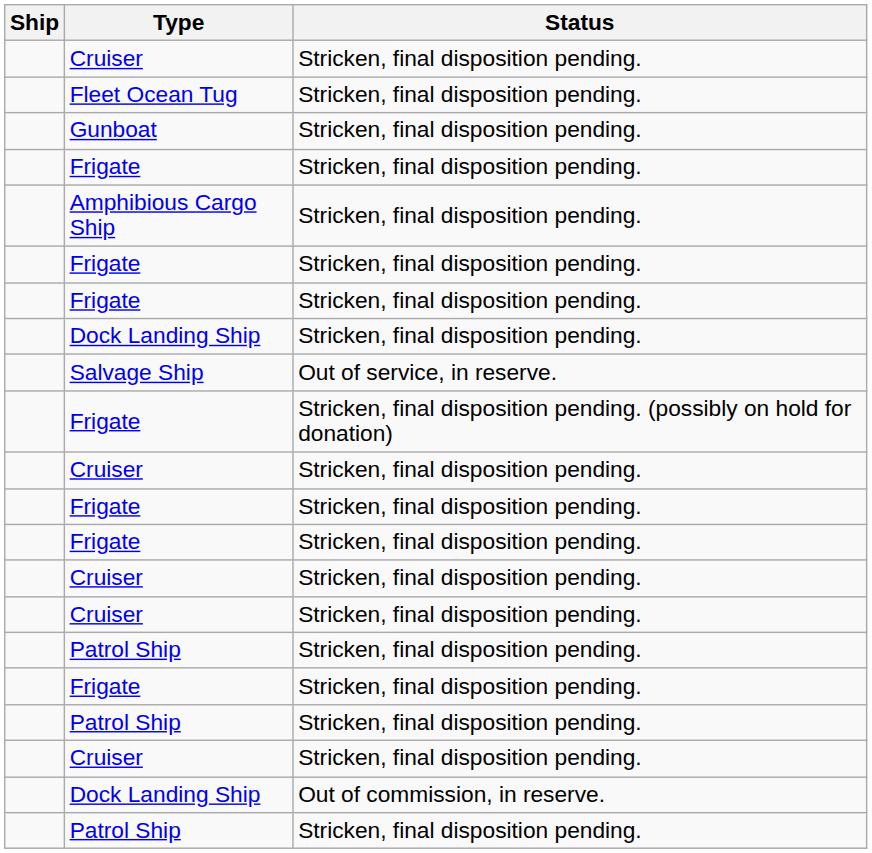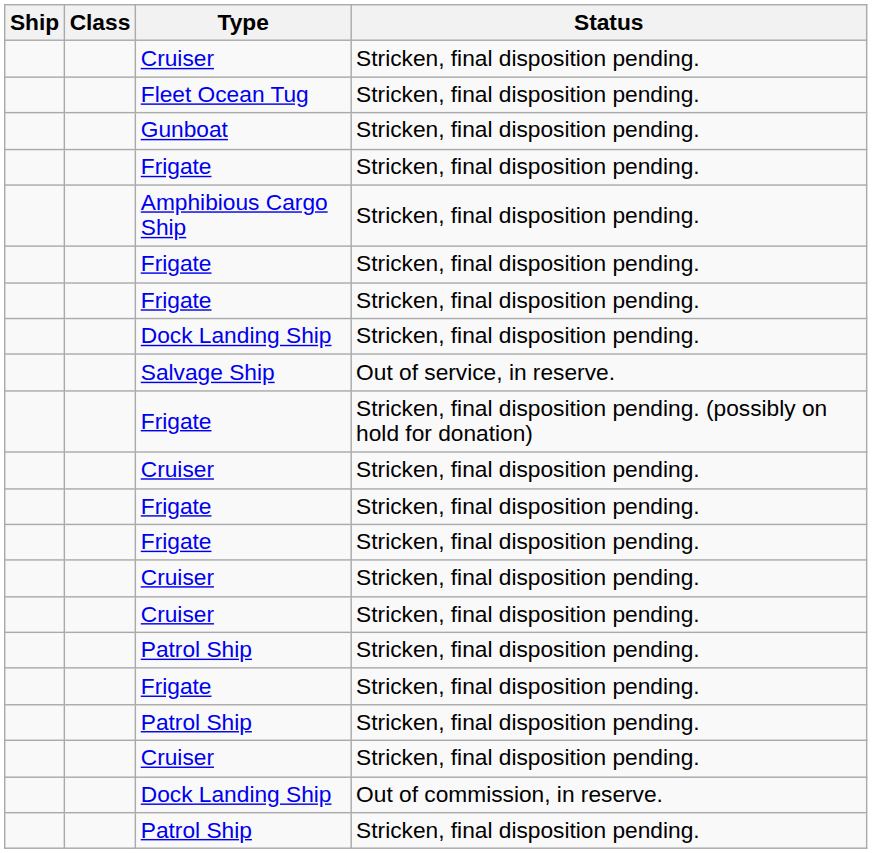+ column: (100, 22)
